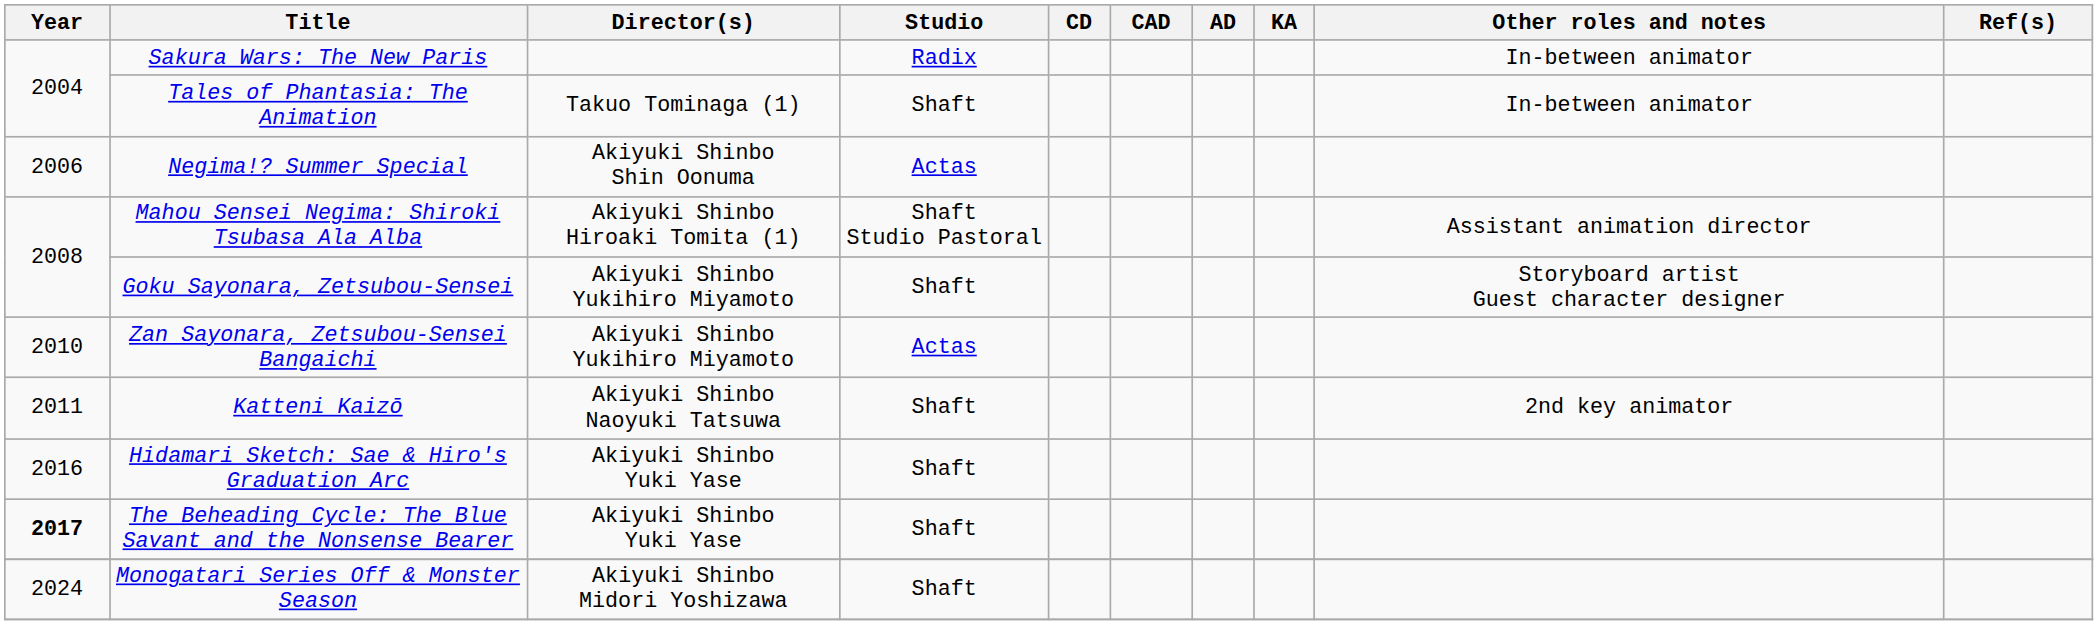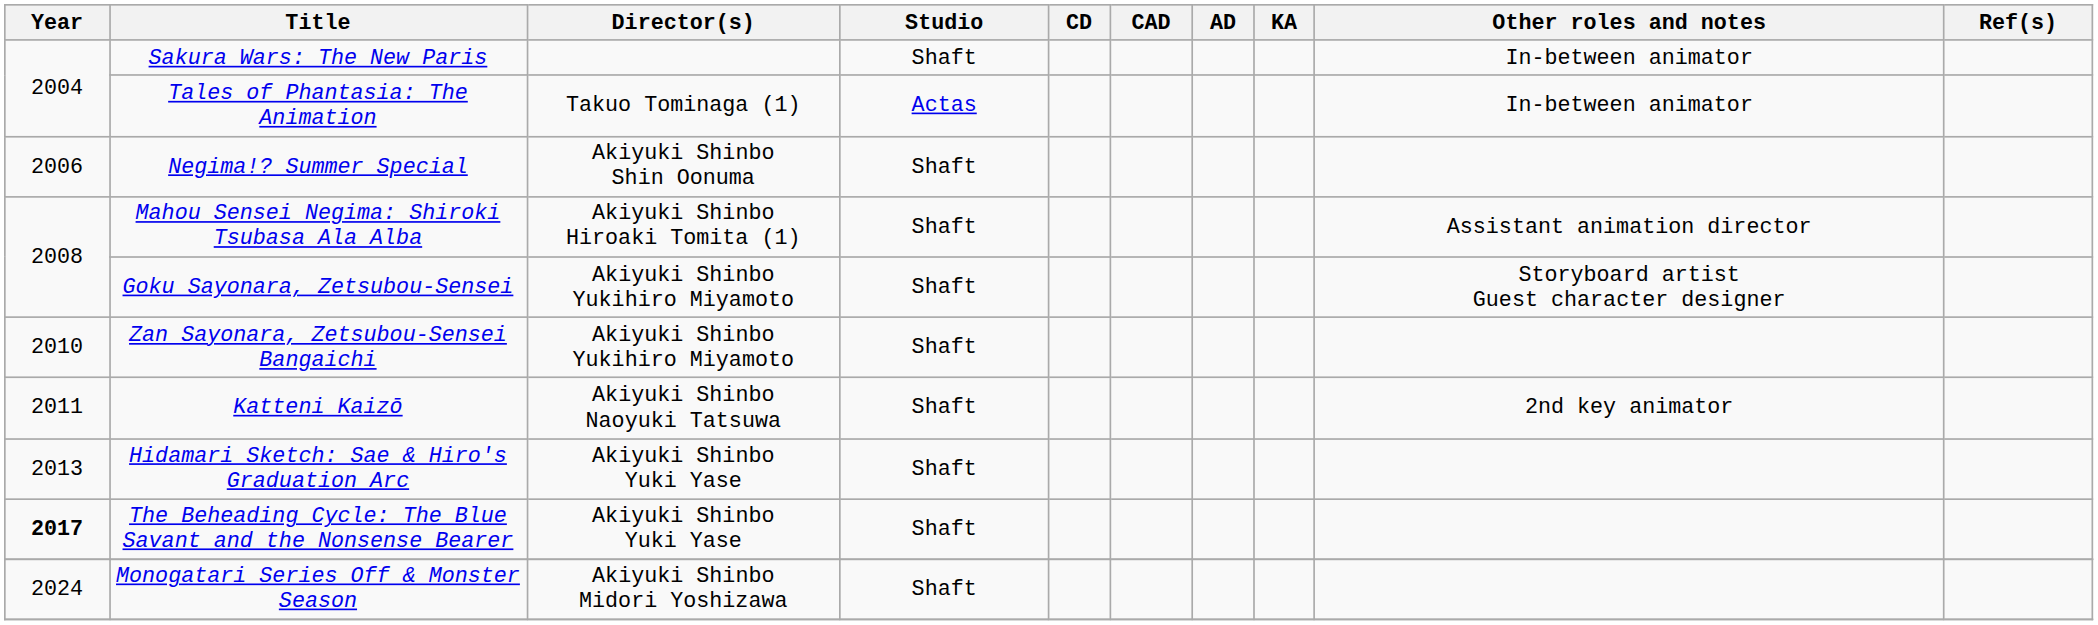(944, 58) Radix -> (944, 58) Shaft
(944, 106) Shaft -> (944, 106) Actas
(944, 166) Actas -> (944, 166) Shaft
(944, 227) Shaft Studio Pastoral -> (944, 227) Shaft
(944, 348) Actas -> (944, 348) Shaft
(57, 468) 2016 -> (57, 468) 2013
